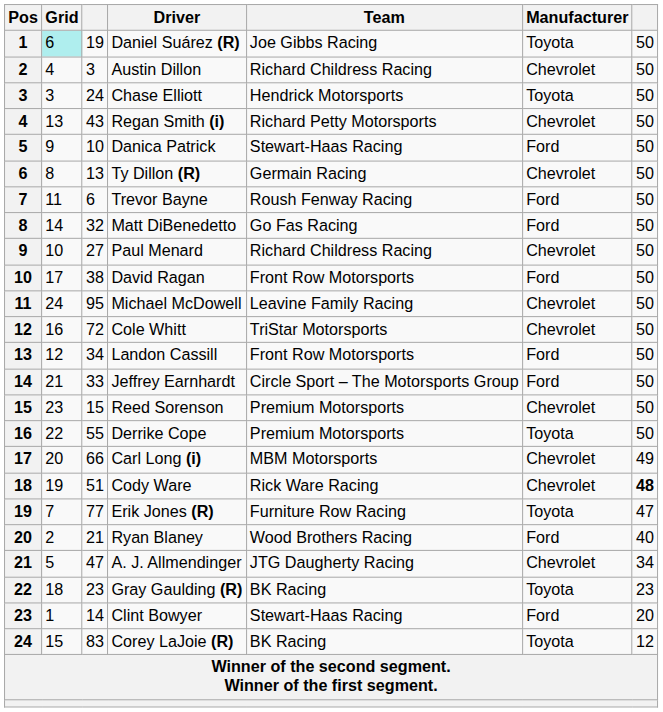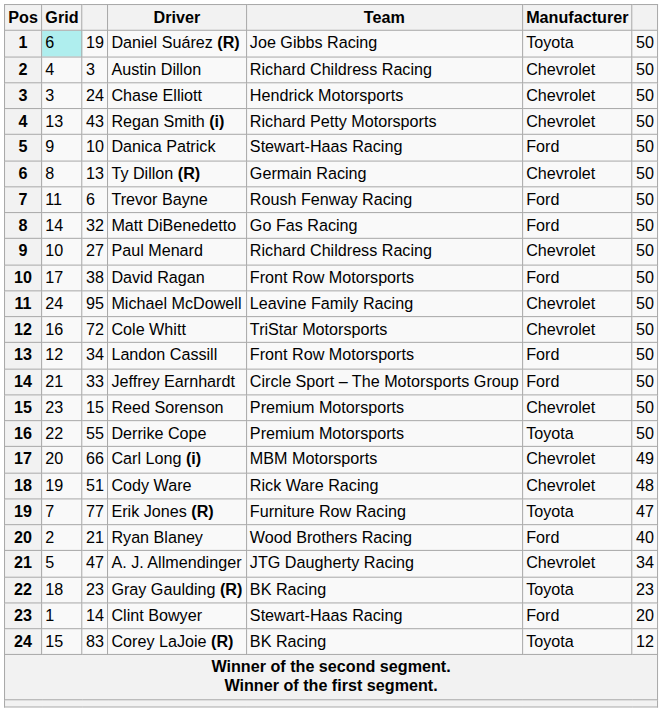(550, 95) Toyota -> (561, 95) Chevrolet
(645, 485) bold -> (645, 485) normal
